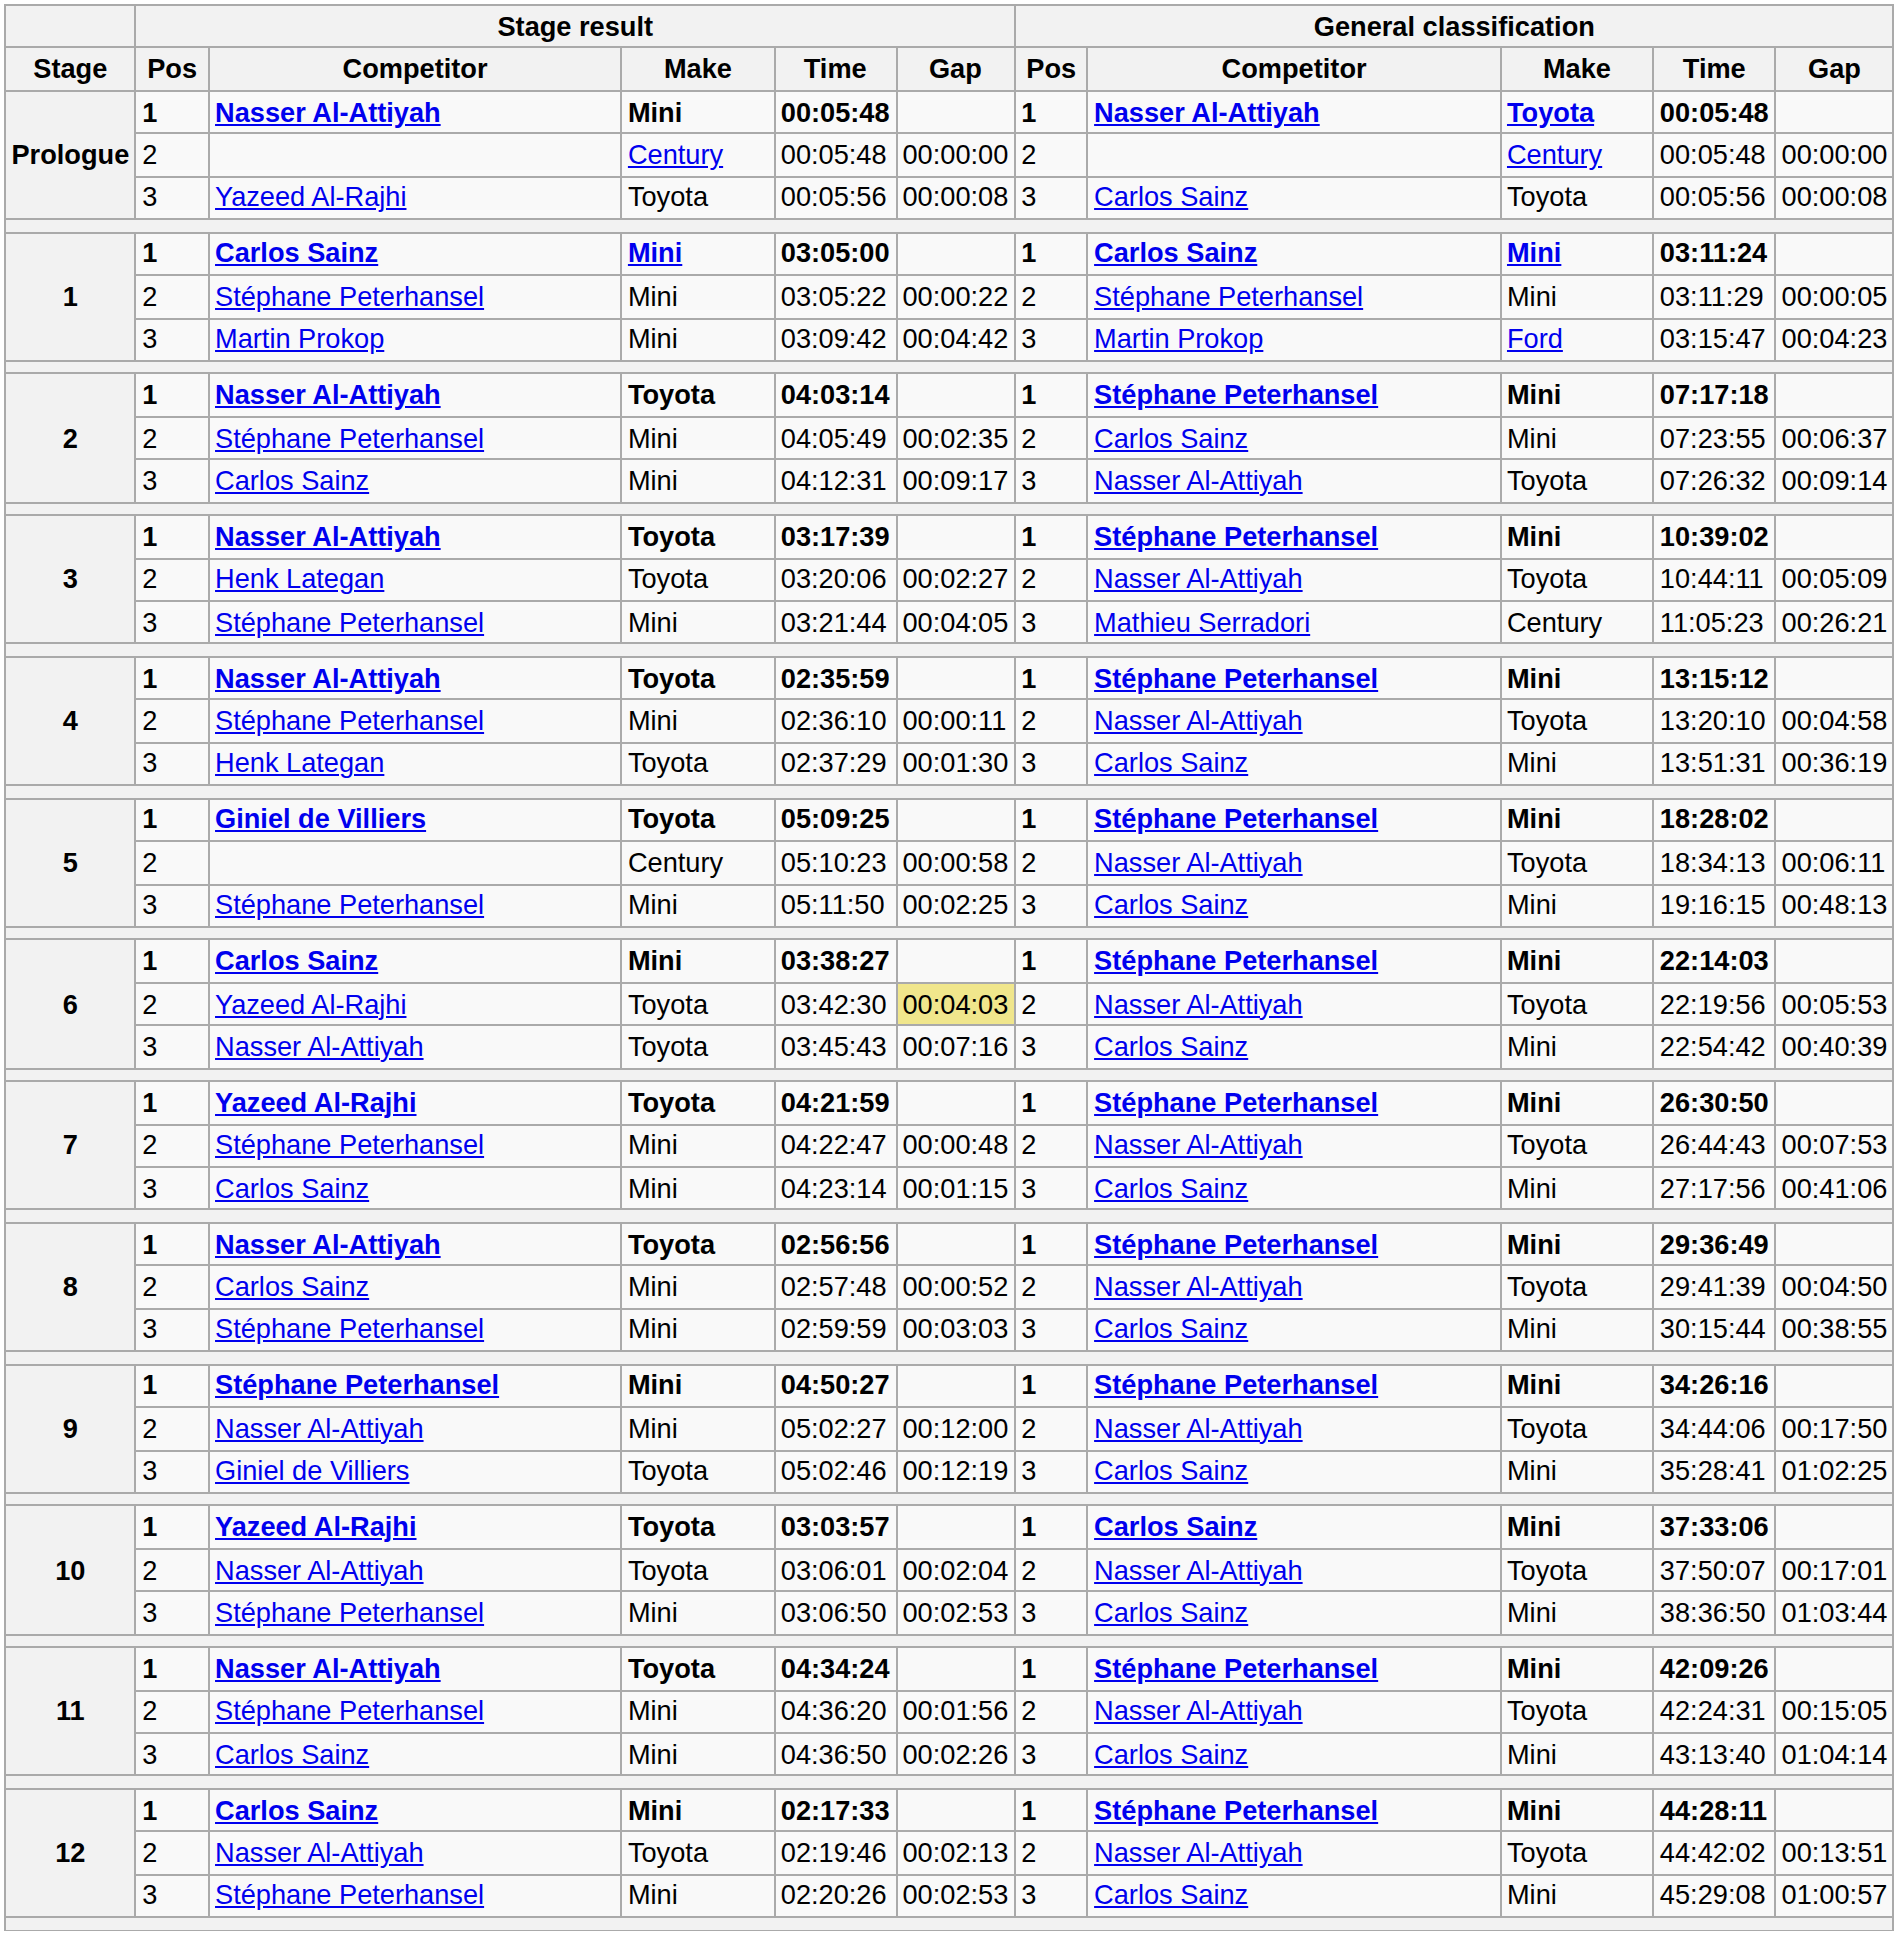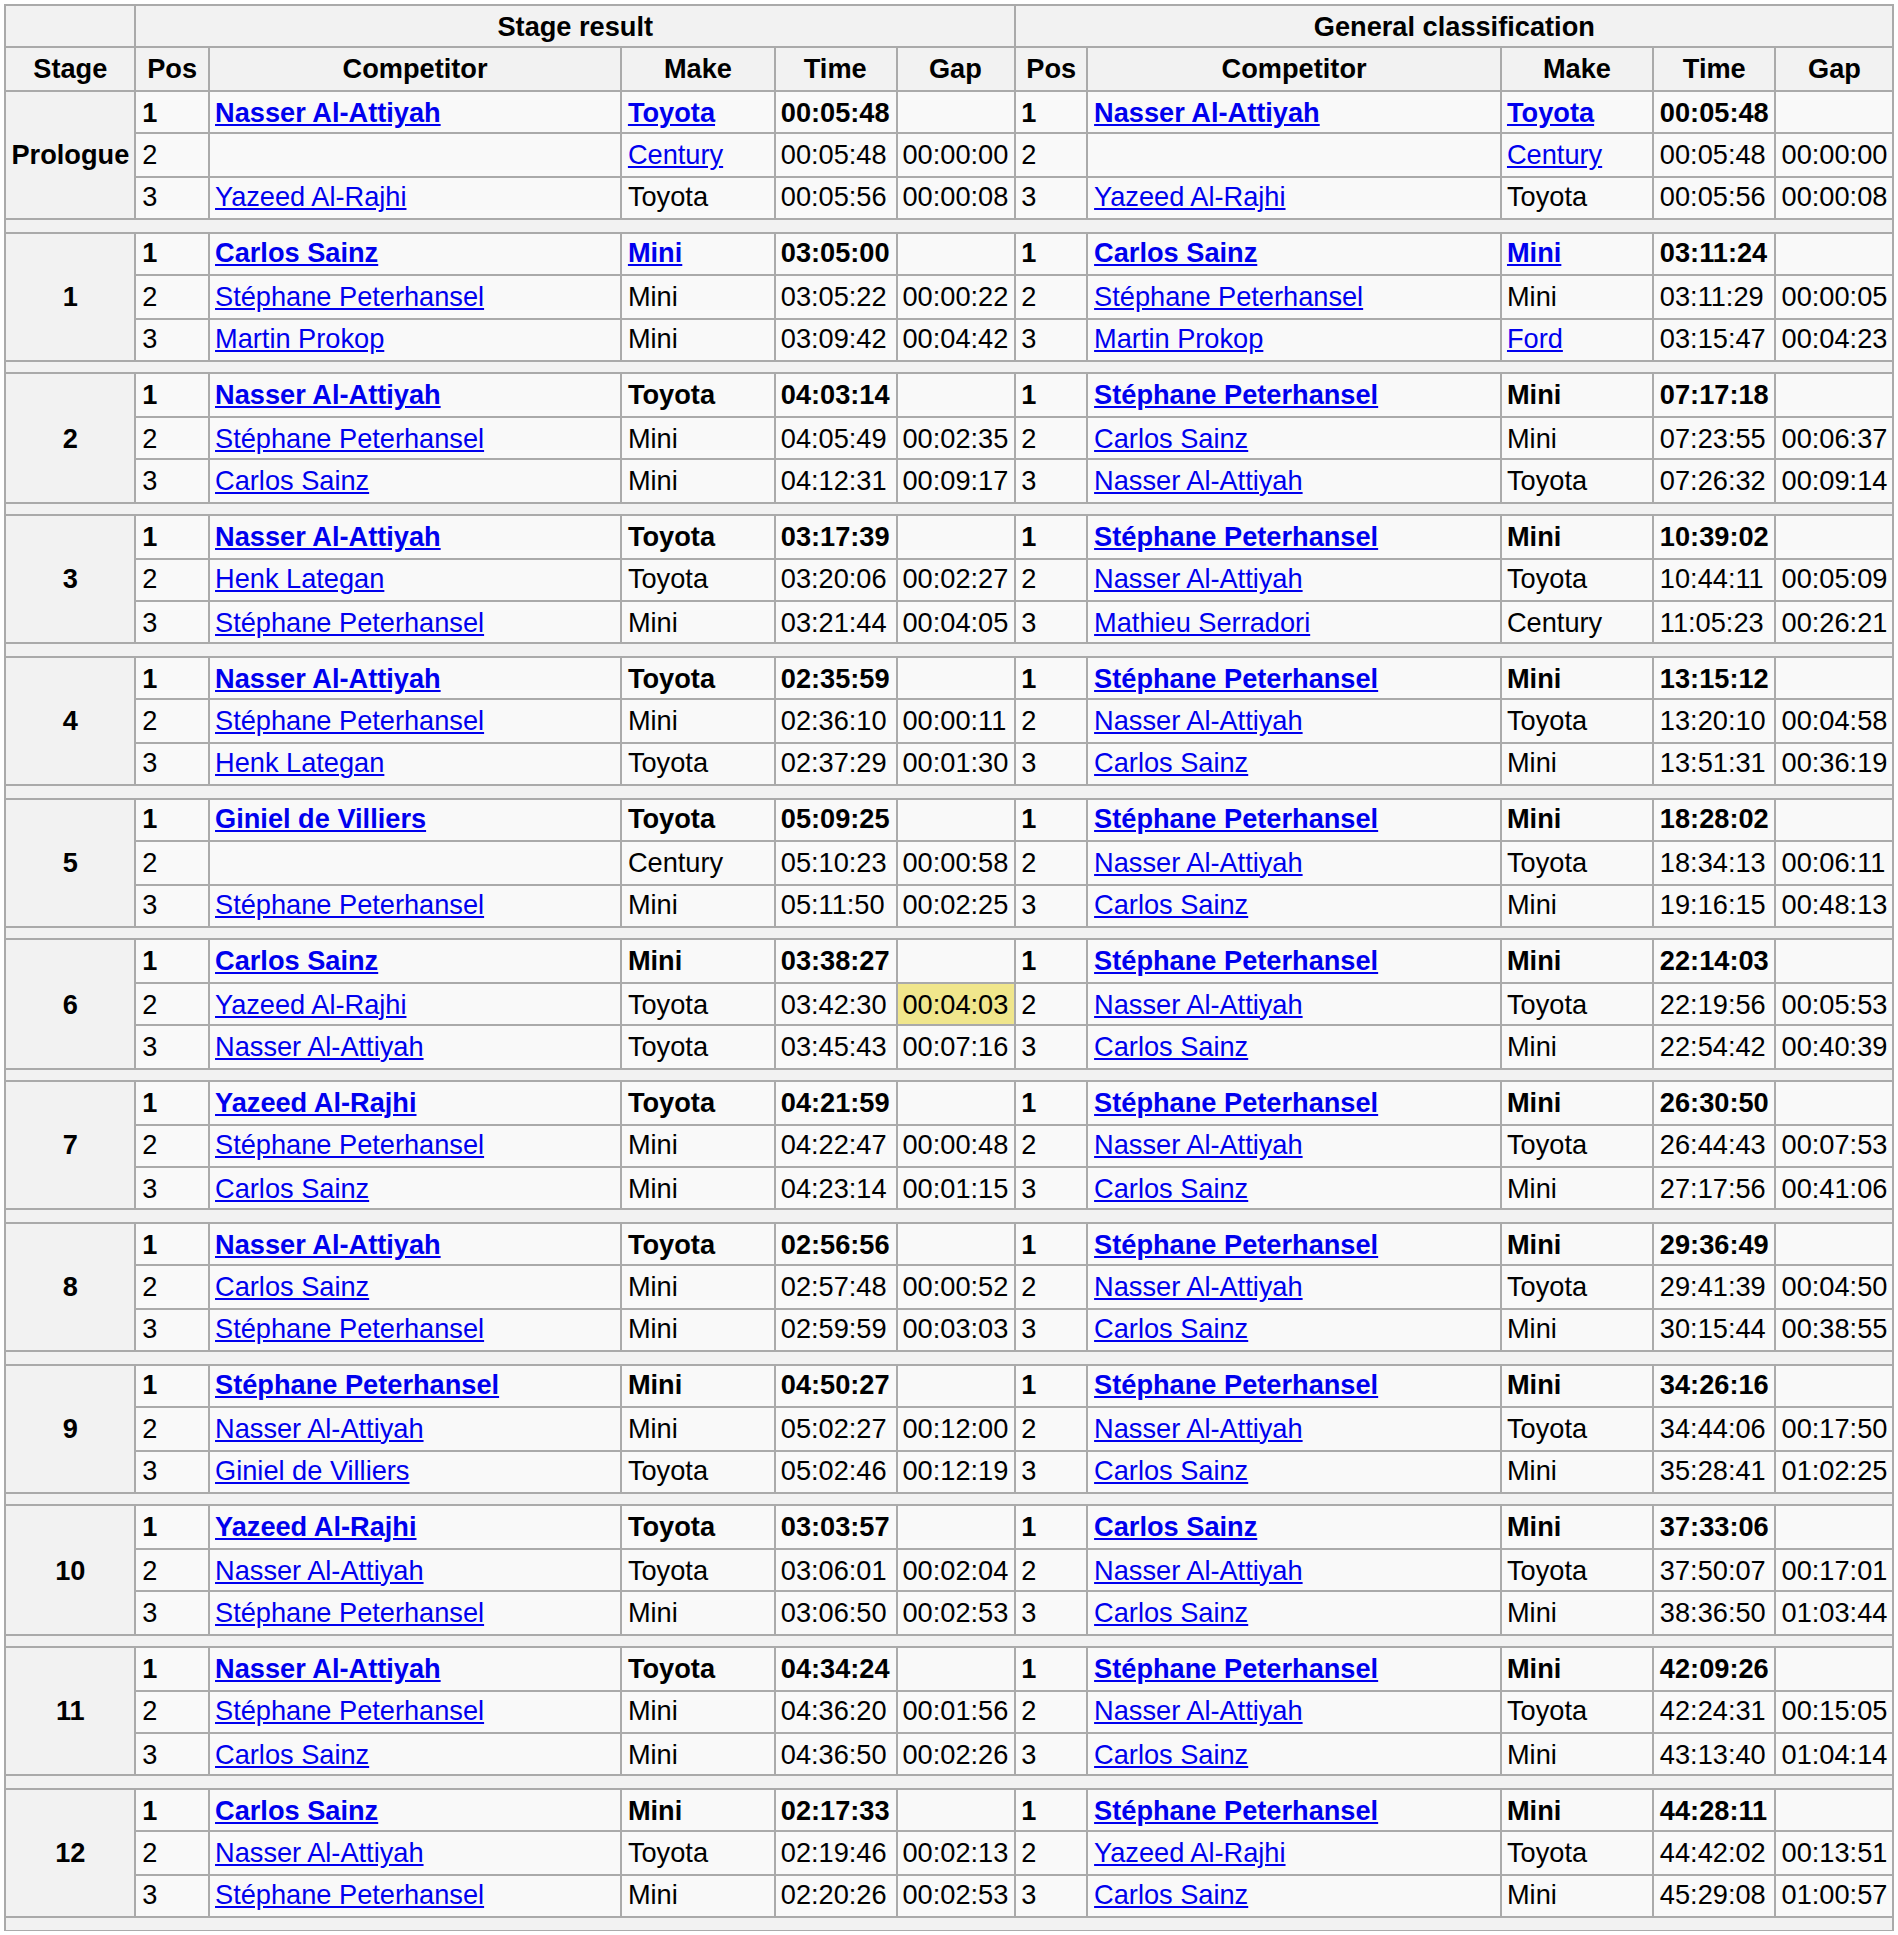(655, 112) Mini -> (671, 112) Toyota
(1171, 198) Carlos Sainz -> (1190, 198) Yazeed Al-Rajhi
(1198, 1853) Nasser Al-Attiyah -> (1190, 1853) Yazeed Al-Rajhi
